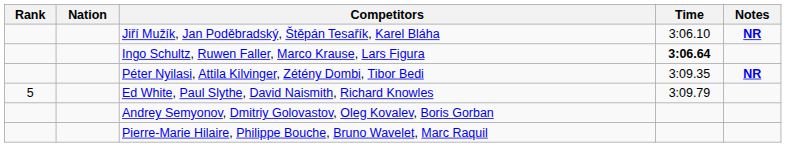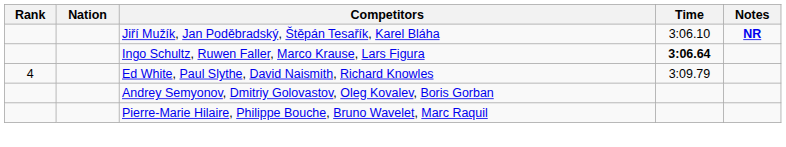- row: (273, 74)
(30, 93) 5 -> (30, 74) 4
